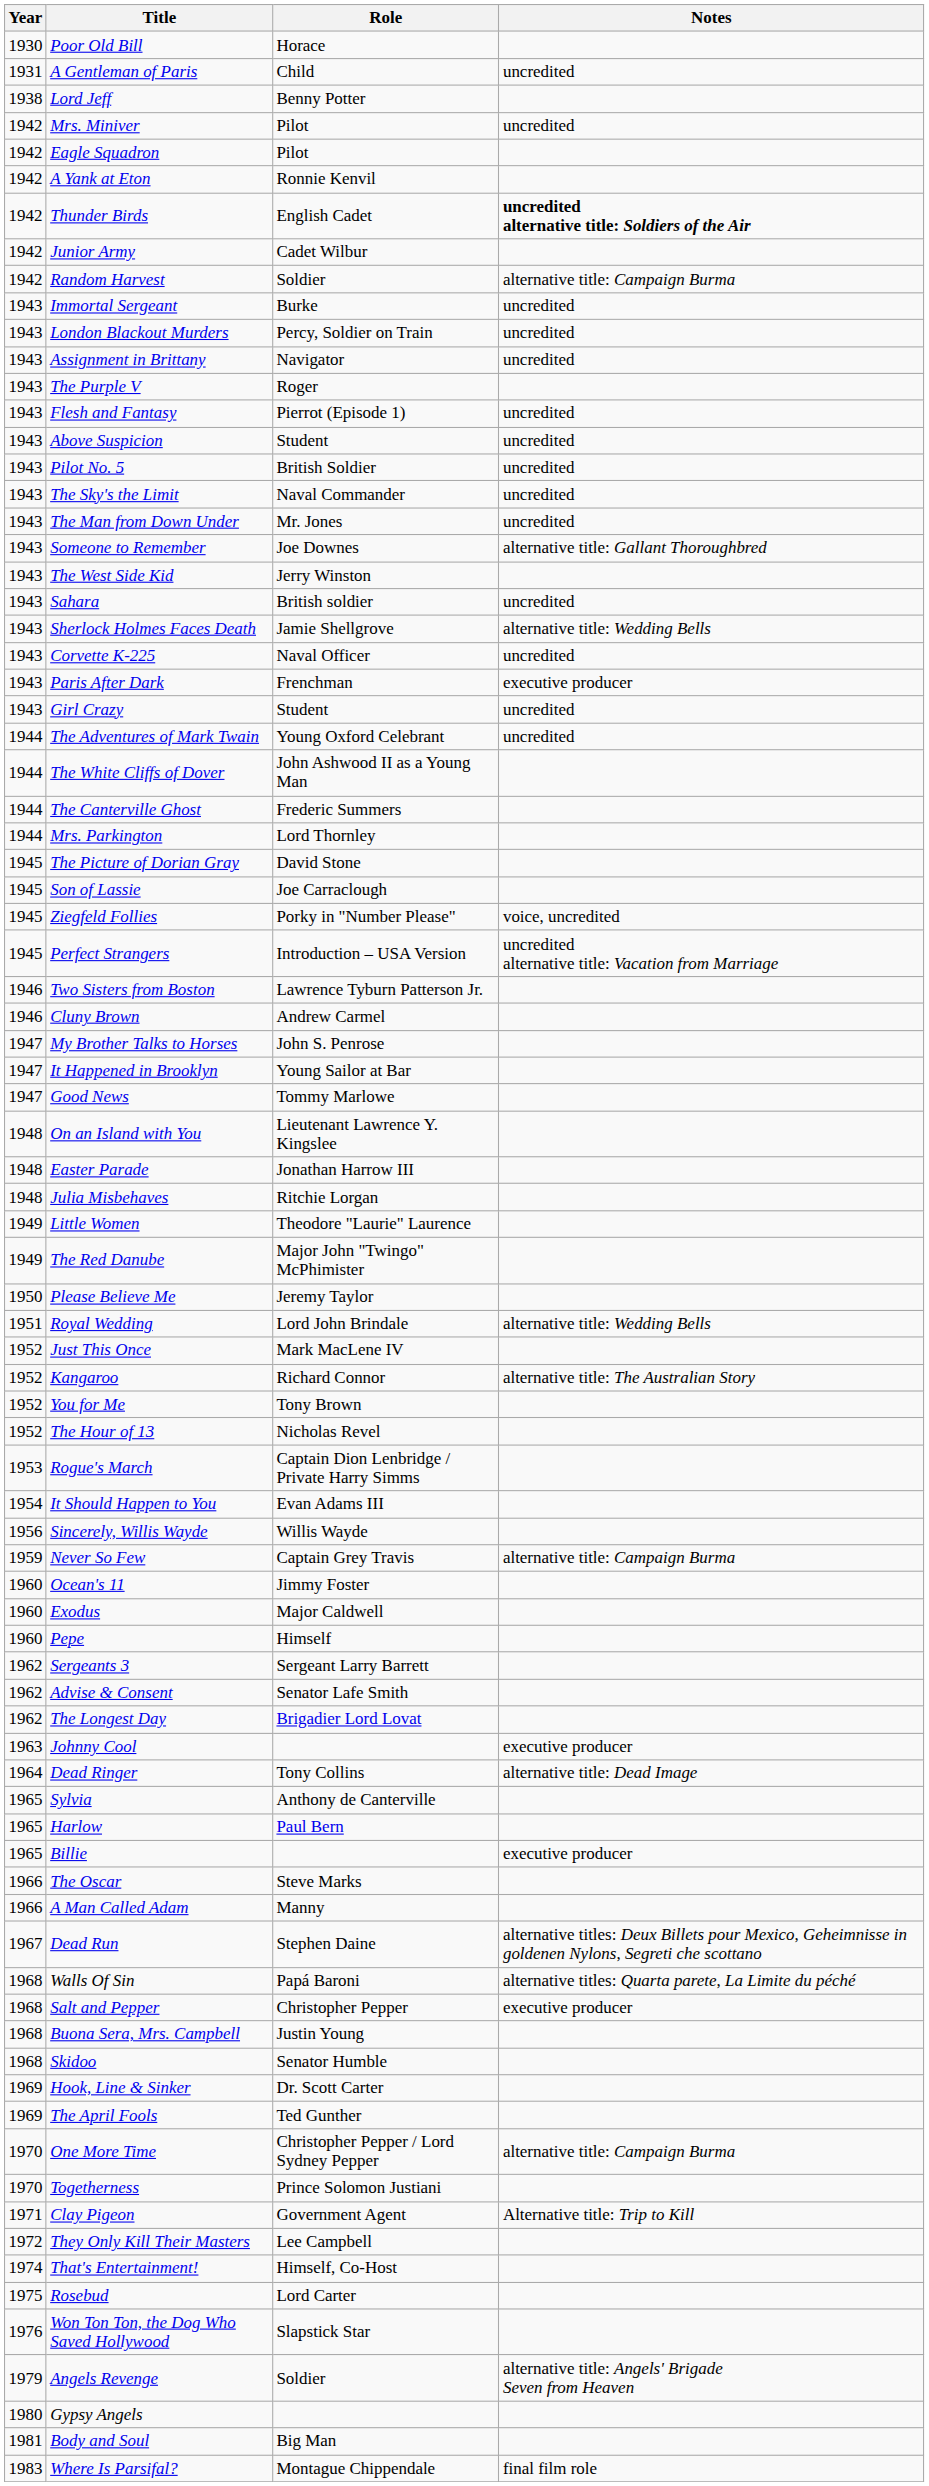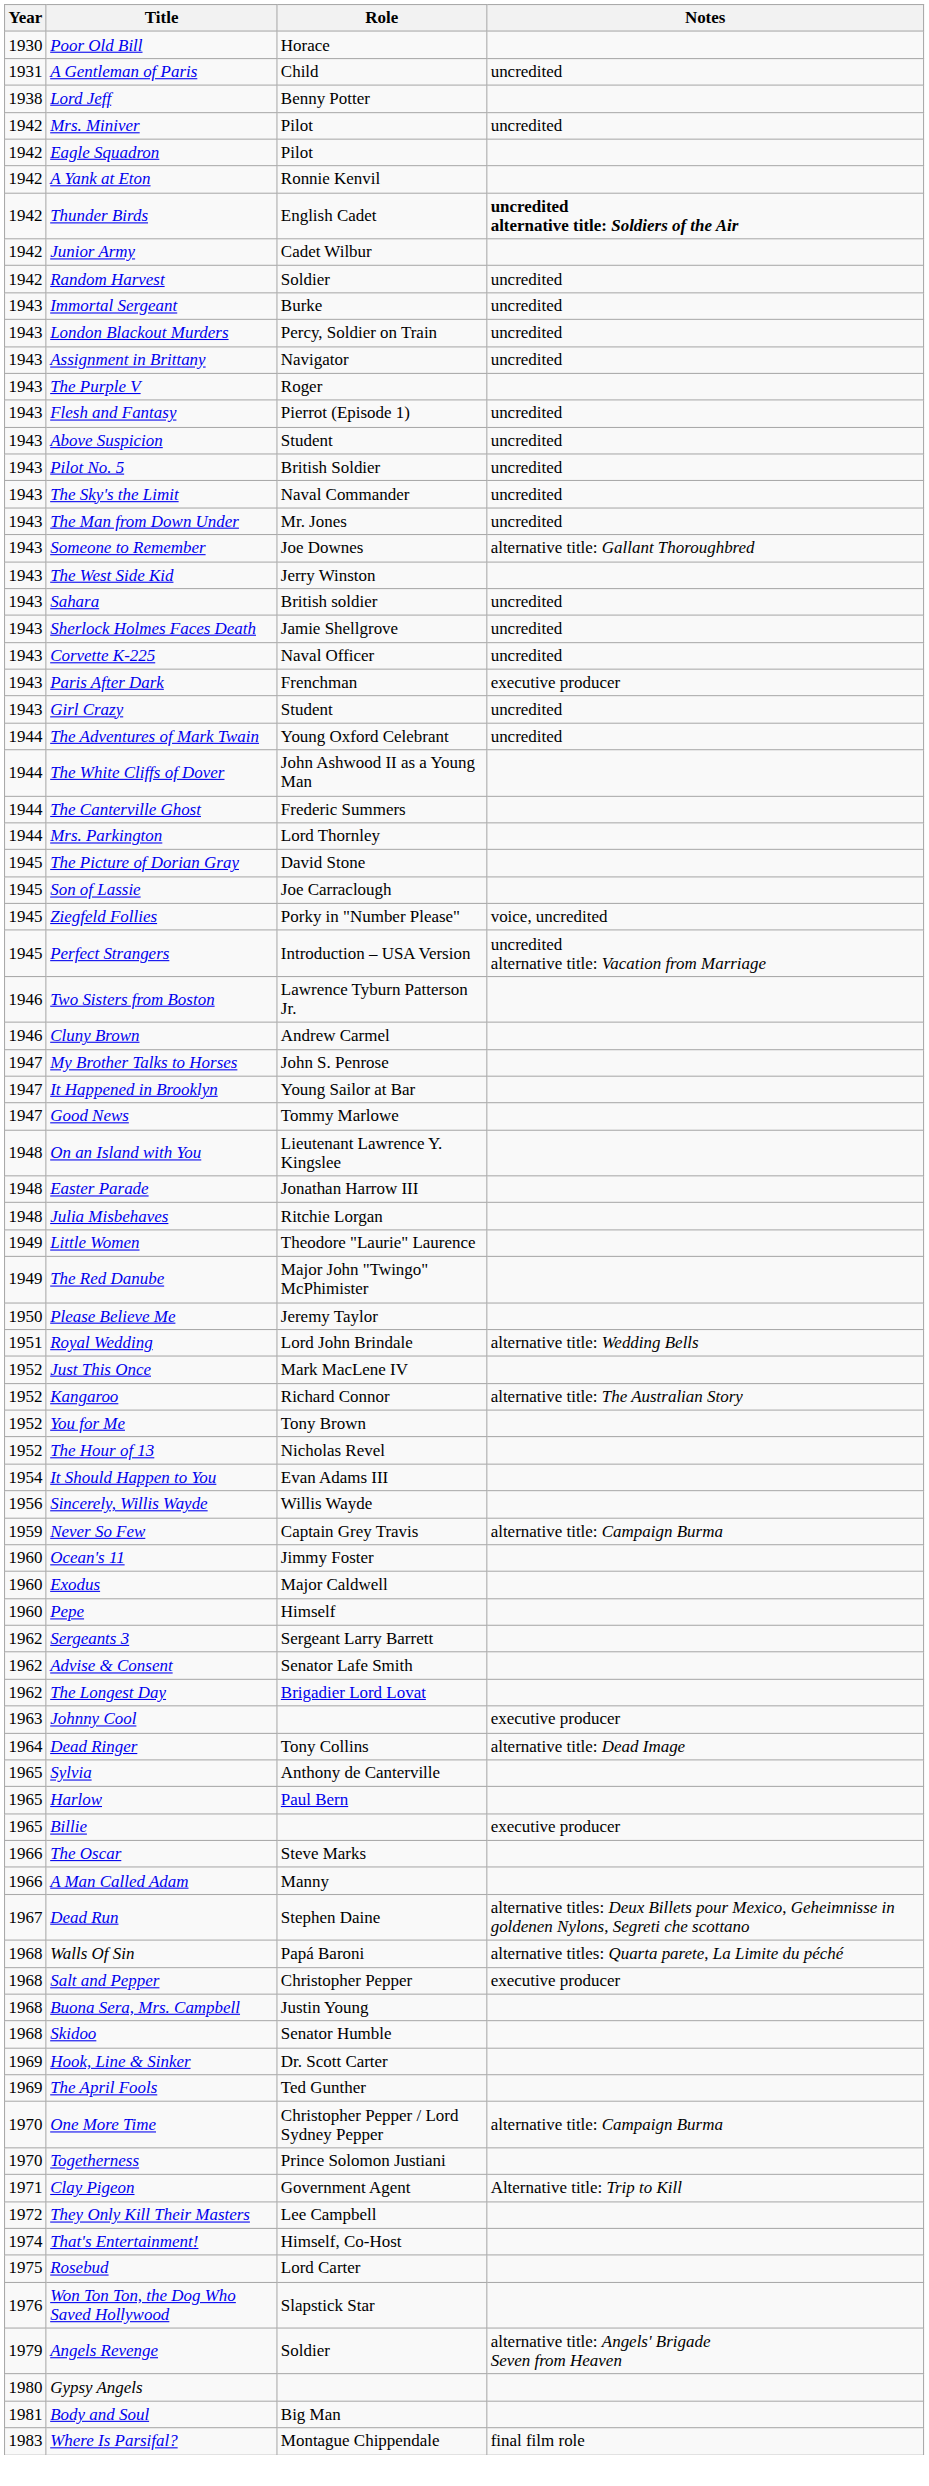(619, 279) alternative title: Campaign Burma -> (526, 279) uncredited
(607, 628) alternative title: Wedding Bells -> (526, 628) uncredited
- row: (101, 1467)
